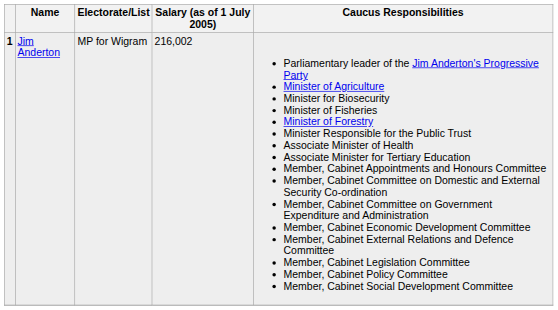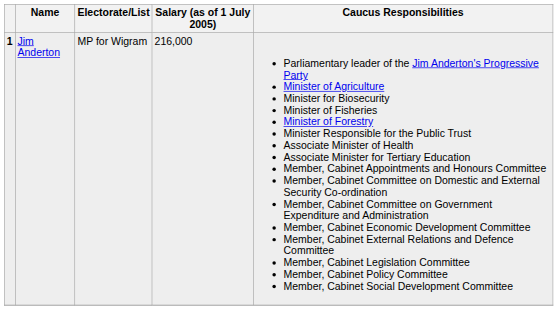(174, 41) 216,002 -> (174, 41) 216,000
